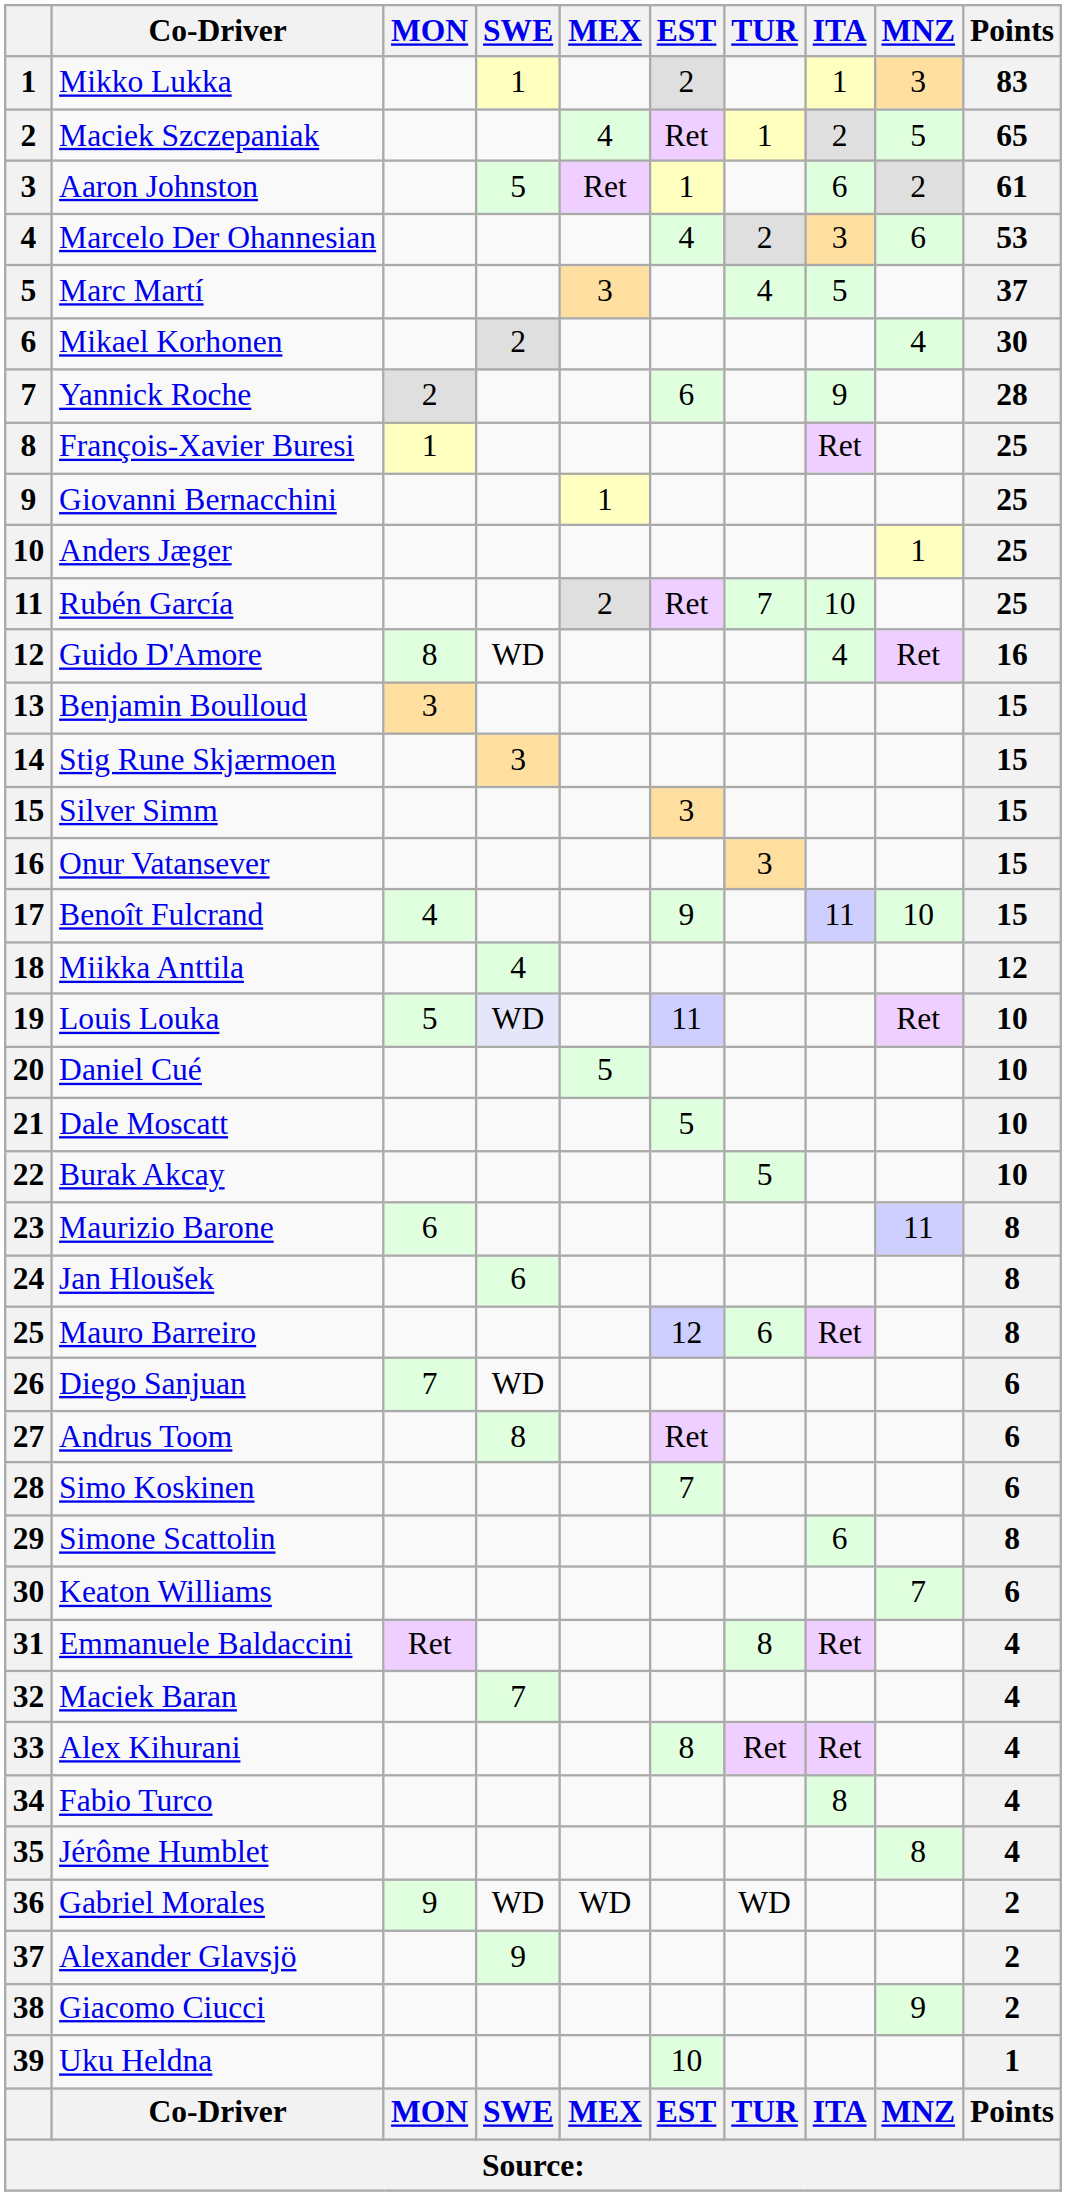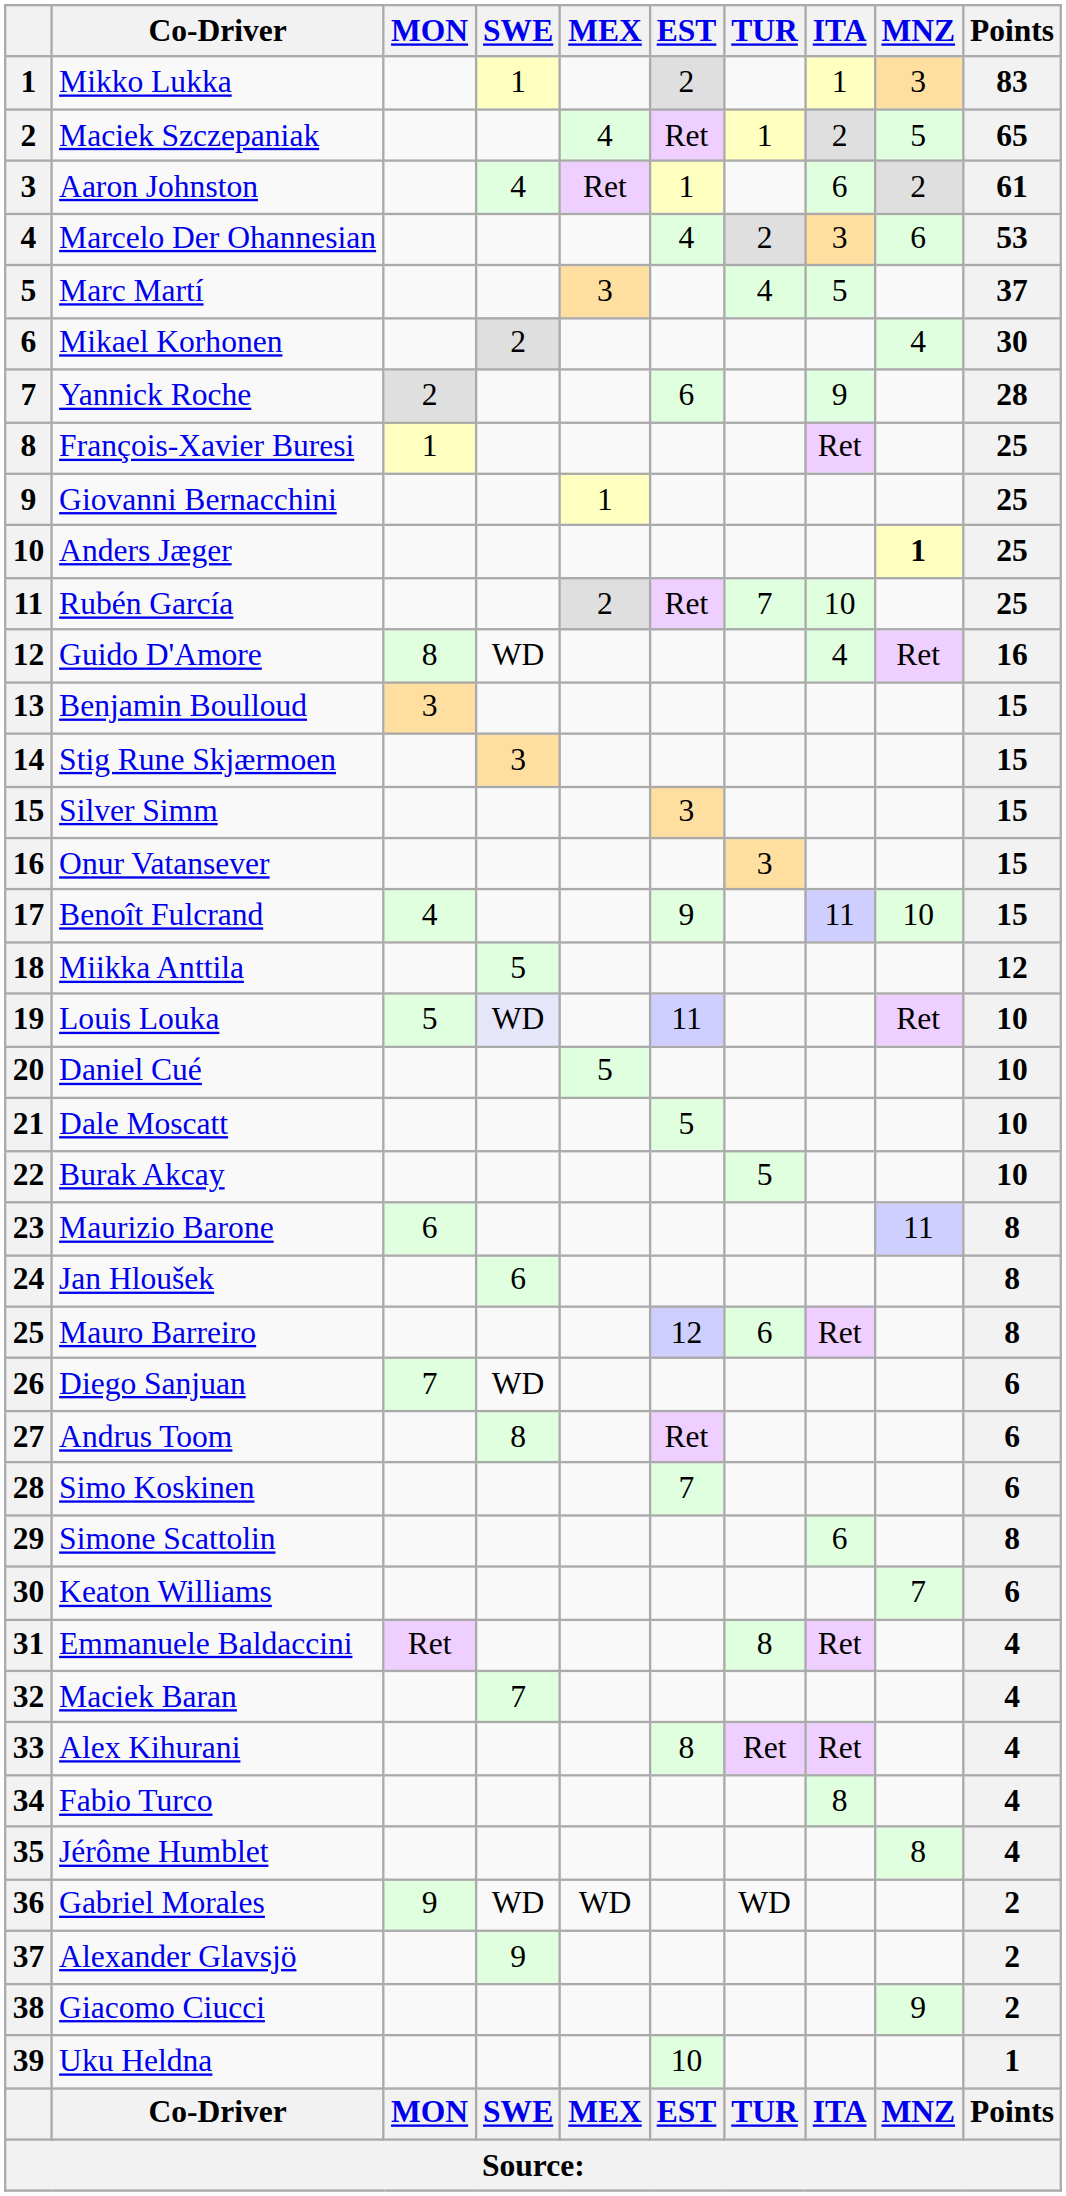(518, 186) 5 -> (518, 186) 4
(918, 550) normal -> (918, 550) bold
(518, 967) 4 -> (518, 967) 5
